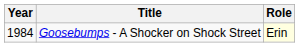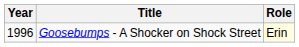(20, 32) 1984 -> (20, 32) 1996
